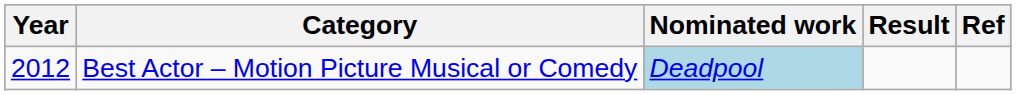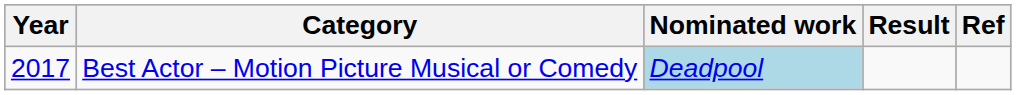(40, 67) 2012 -> (40, 67) 2017
